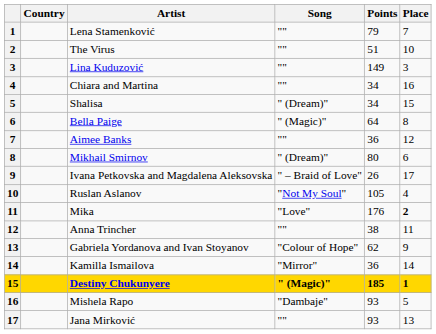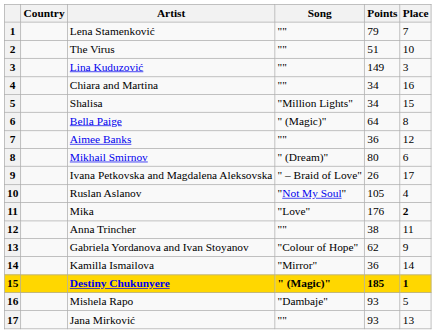(303, 103) " (Dream)" -> (315, 103) "Million Lights"
